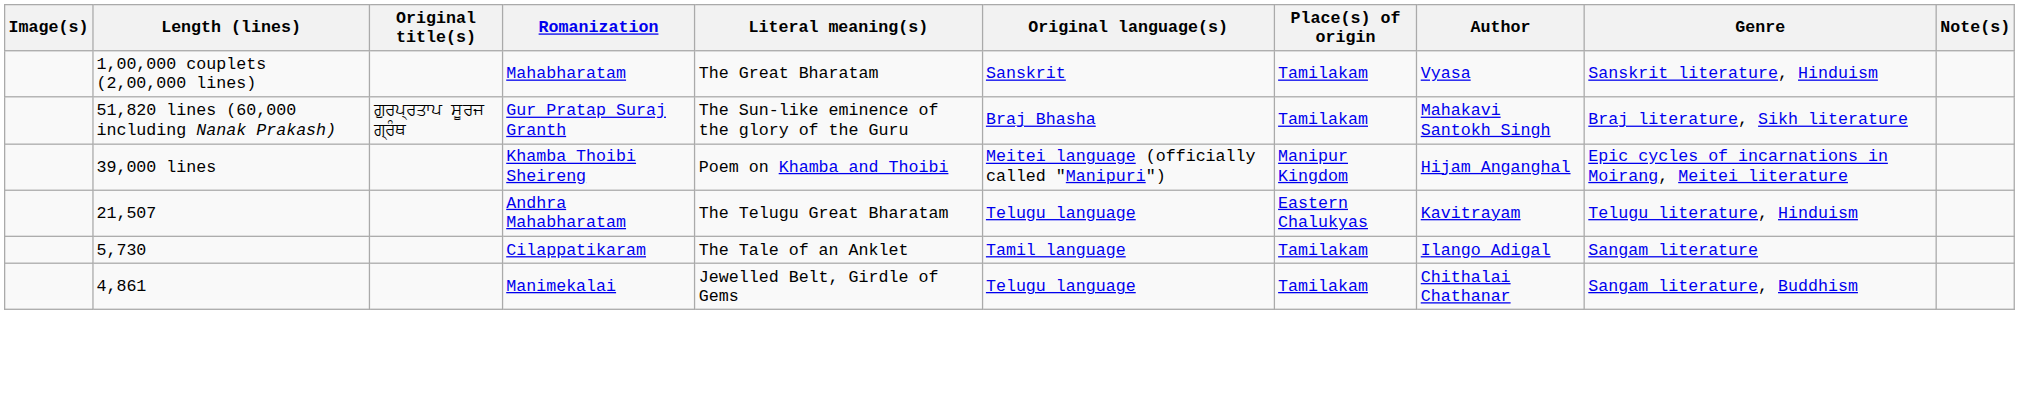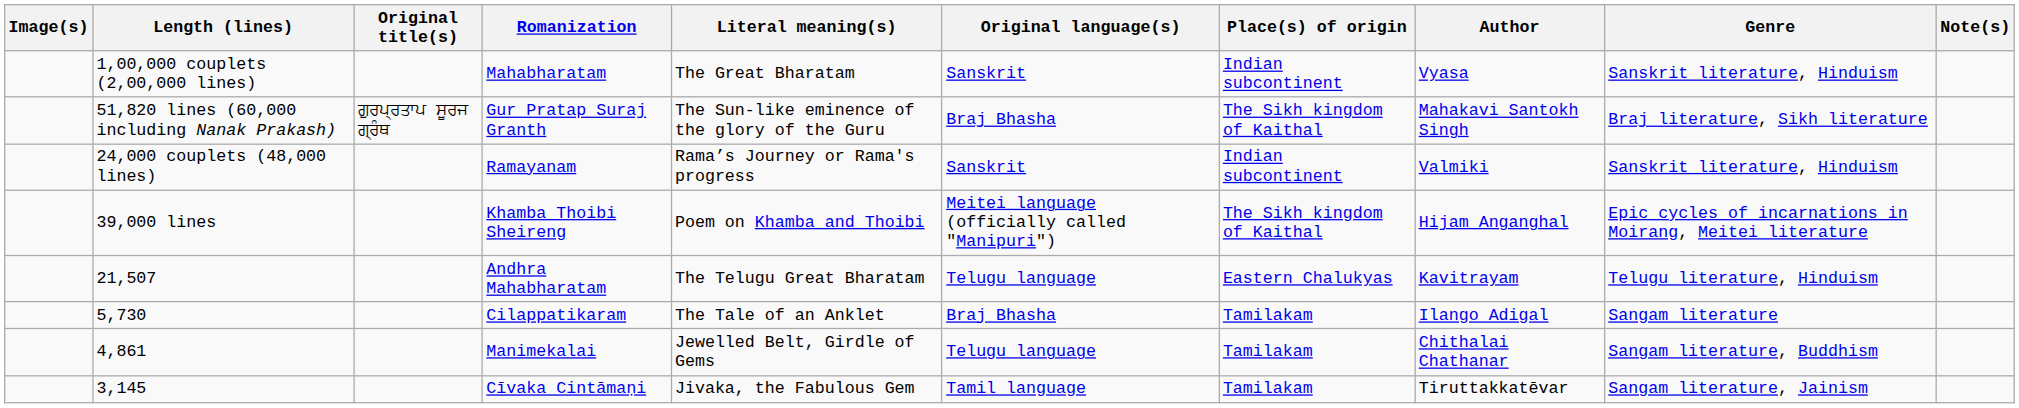(1323, 74) Tamilakam -> (1283, 74) Indian subcontinent
(1323, 120) Tamilakam -> (1303, 120) The Sikh kingdom of Kaithal
+ row: (211, 167)
(1313, 167) Manipur Kingdom -> (1303, 223) The Sikh kingdom of Kaithal
(1056, 250) Tamil language -> (1001, 315) Braj Bhasha
+ row: (121, 389)
